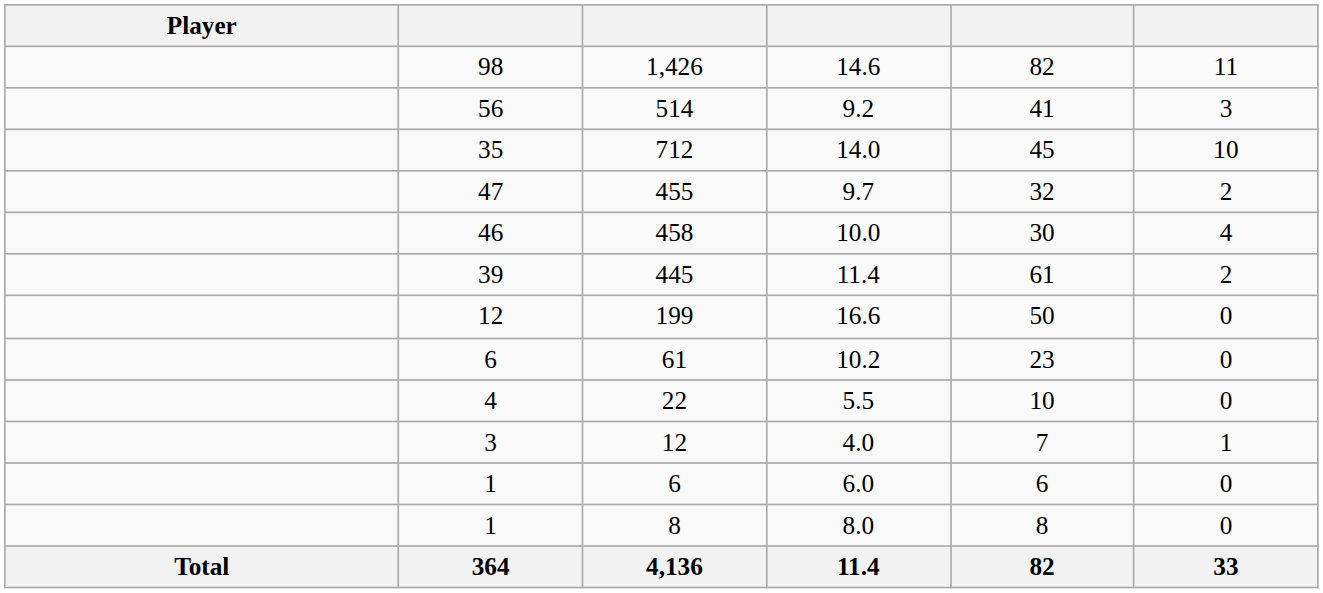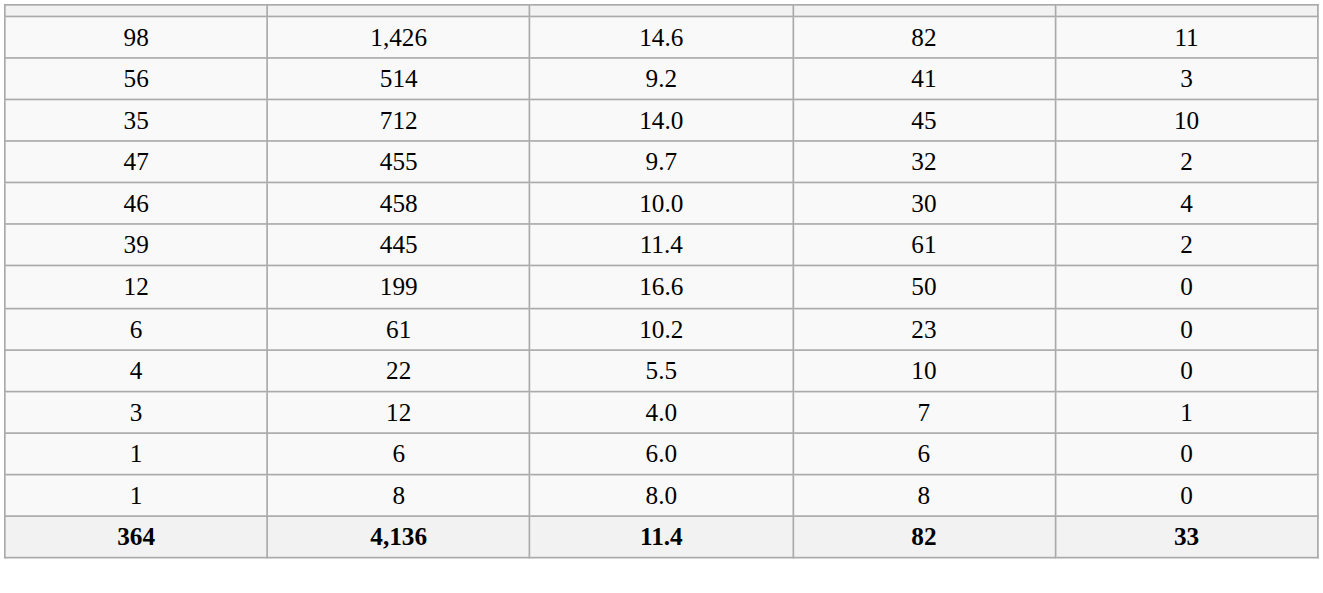- column: (202, 25)
